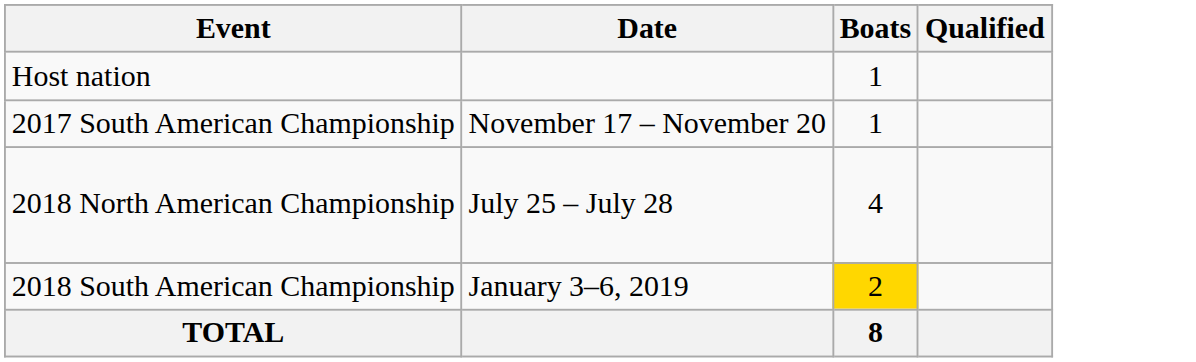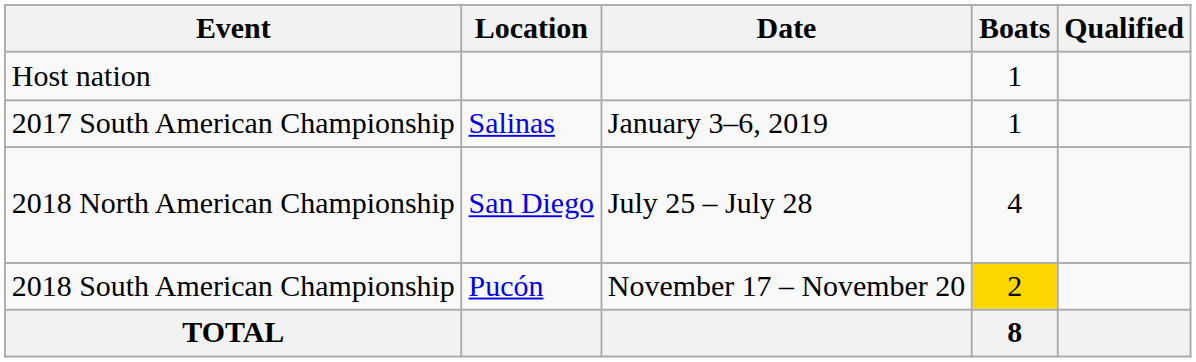+ column: (531, 28)
(647, 123) November 17 – November 20 -> (718, 123) January 3–6, 2019
(579, 285) January 3–6, 2019 -> (787, 285) November 17 – November 20
